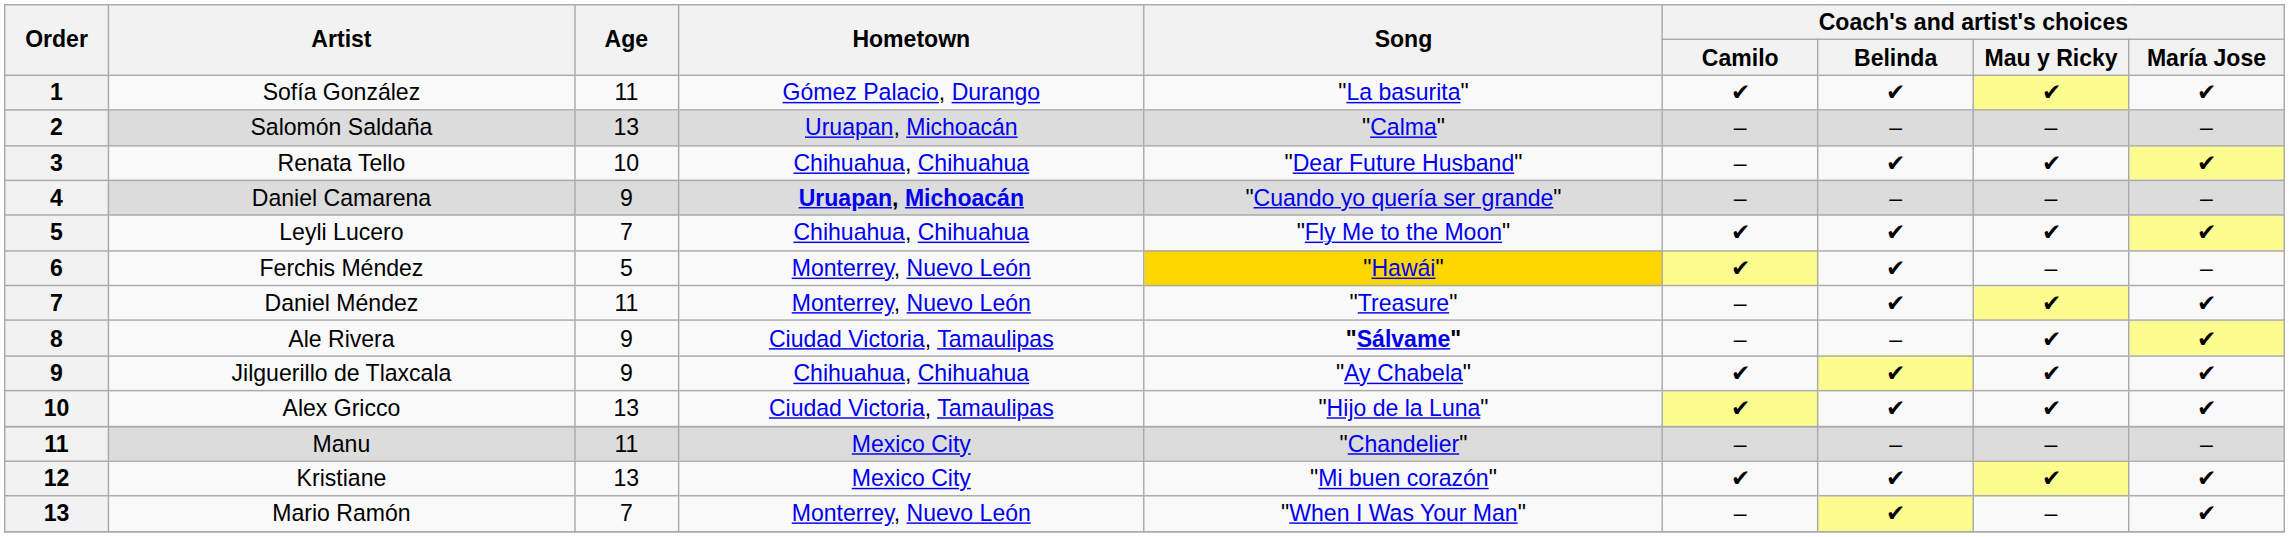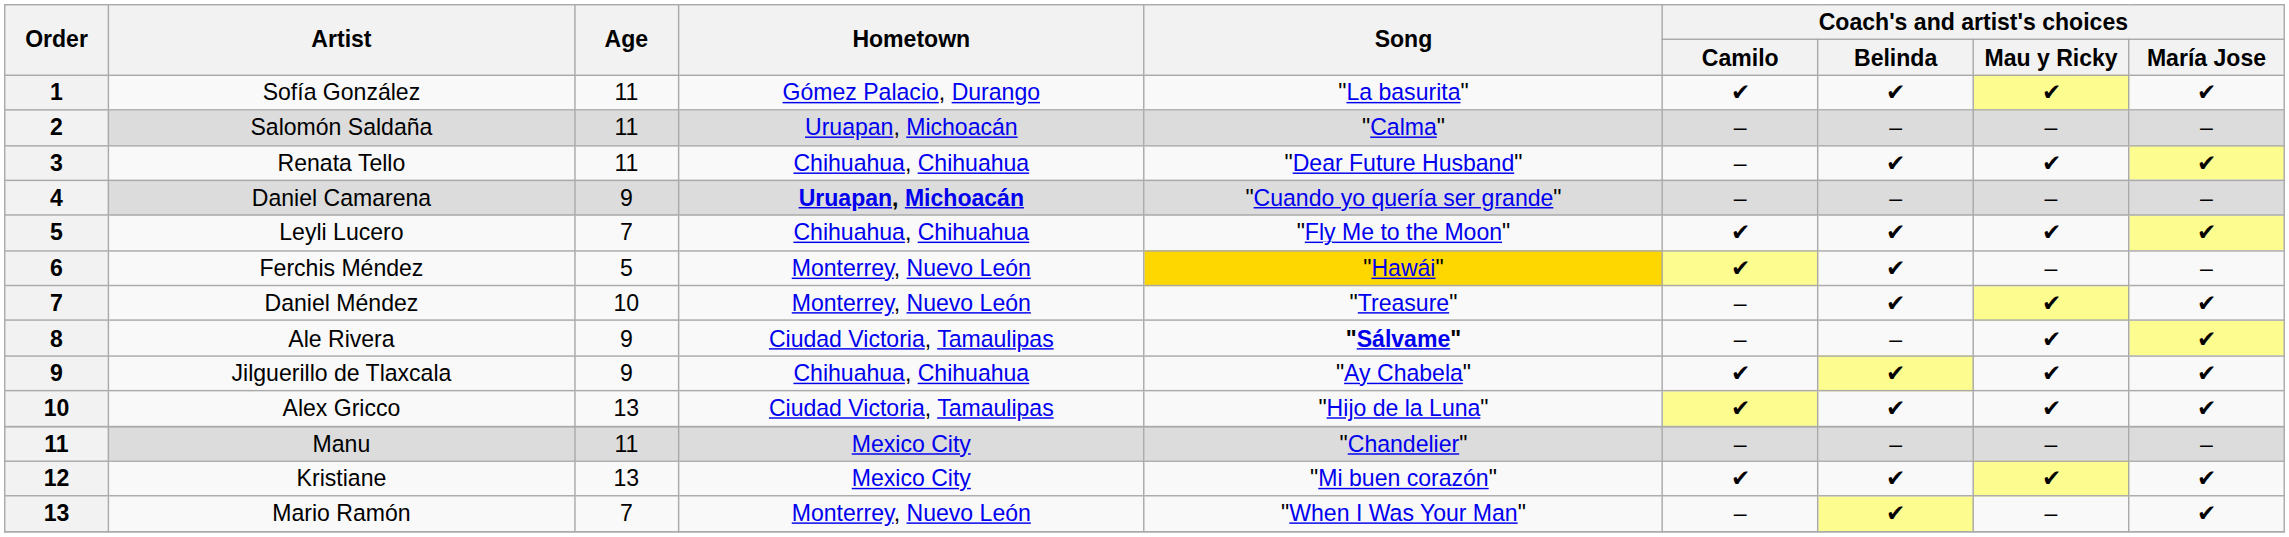(626, 128) 13 -> (626, 128) 11
(626, 163) 10 -> (626, 163) 11
(626, 303) 11 -> (626, 303) 10
